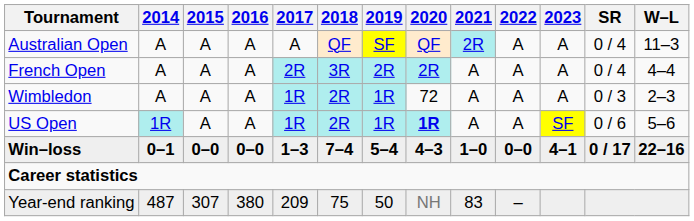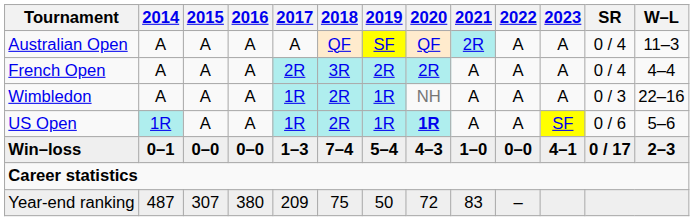(429, 96) 72 -> (429, 96) NH
(661, 96) 2–3 -> (661, 96) 22–16
(661, 149) 22–16 -> (661, 149) 2–3
(429, 202) NH -> (429, 202) 72
